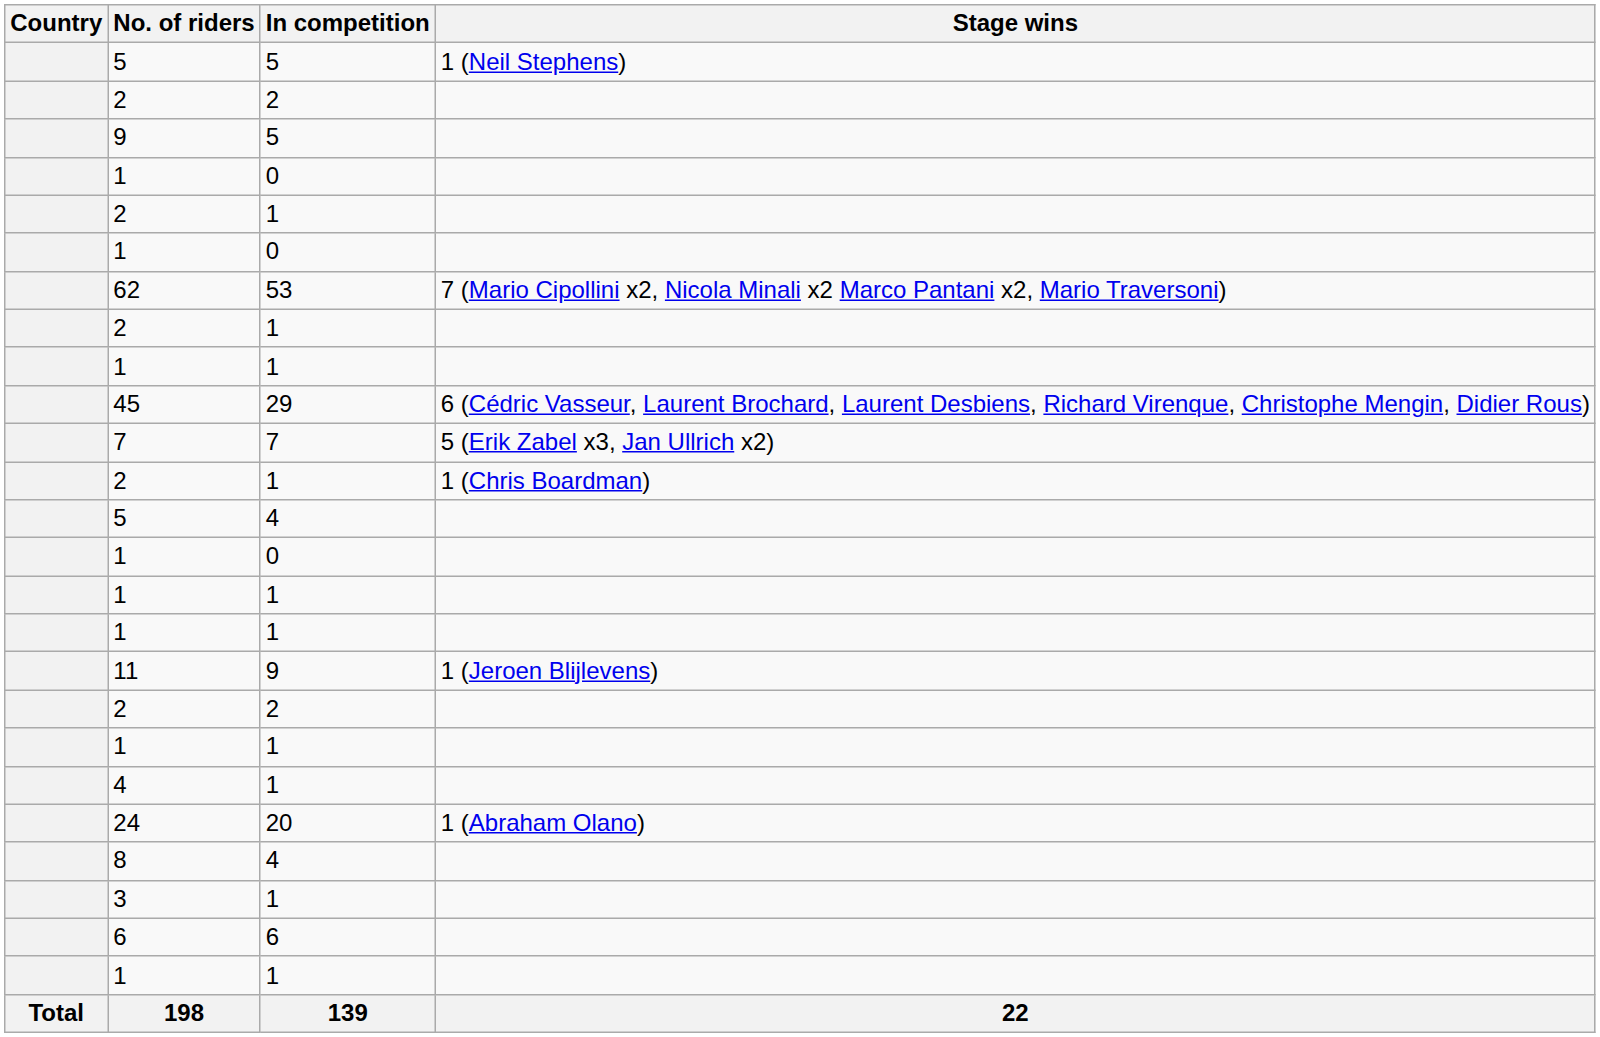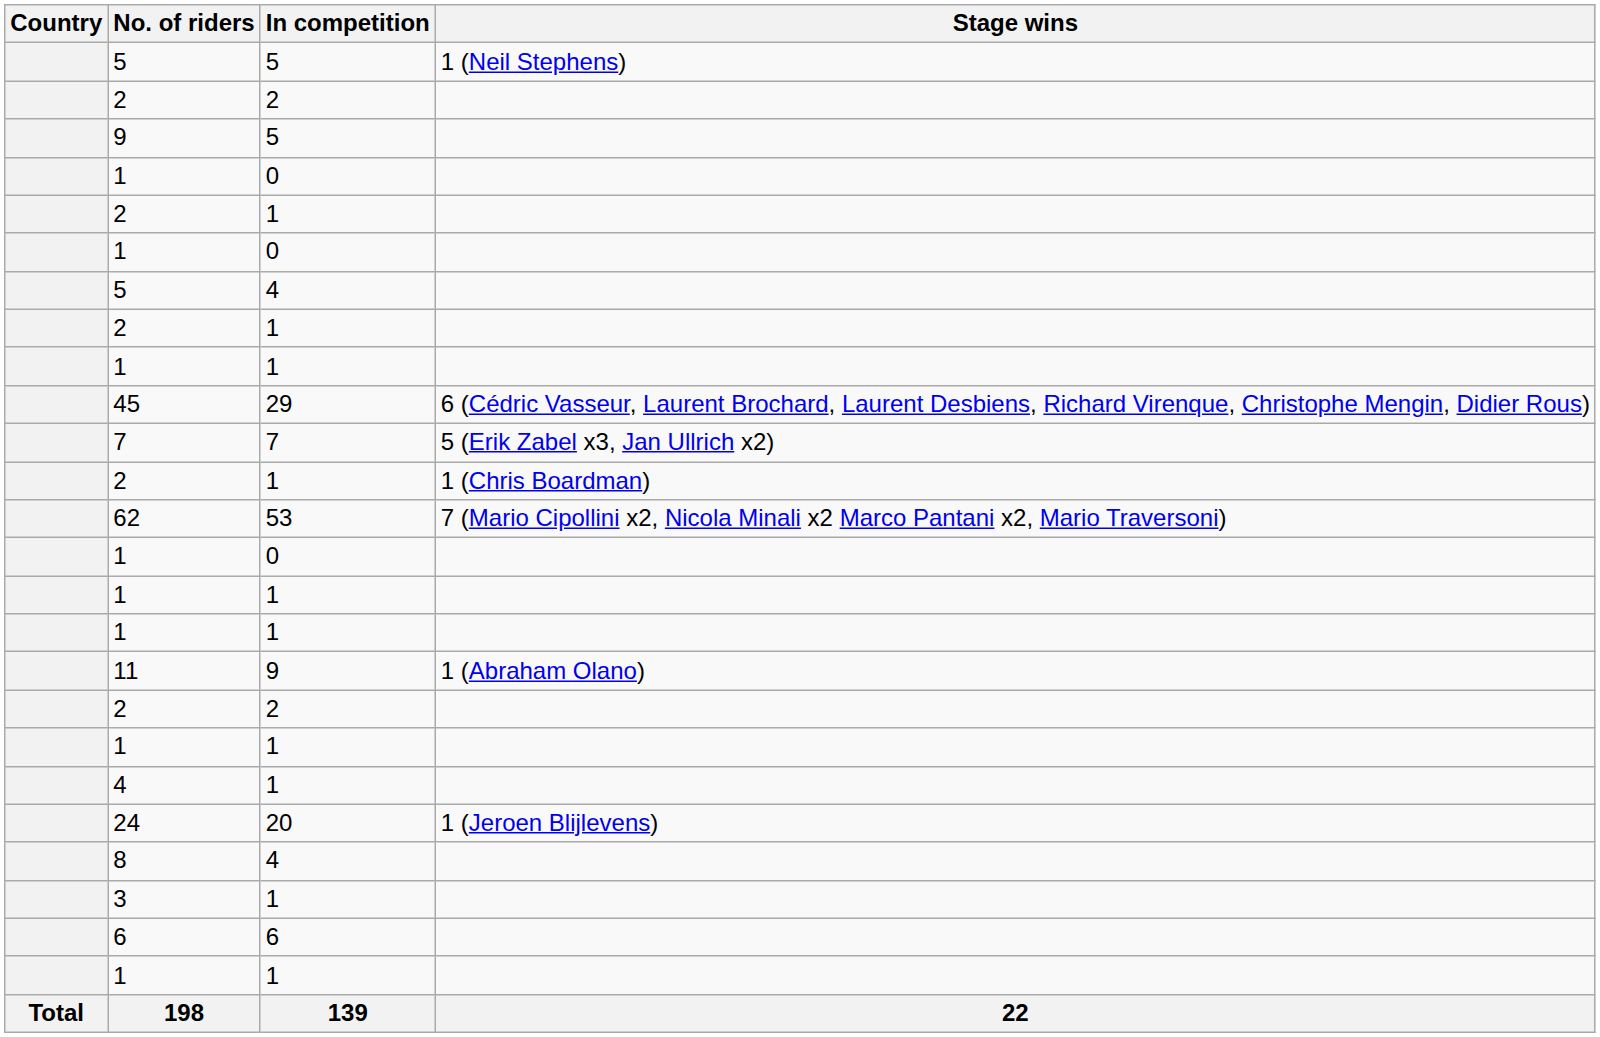rows swapped: (120, 518) <-> (127, 289)
(550, 670) 1 (Jeroen Blijlevens) -> (543, 670) 1 (Abraham Olano)
(543, 822) 1 (Abraham Olano) -> (550, 822) 1 (Jeroen Blijlevens)
